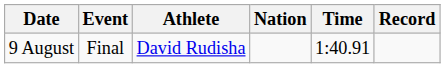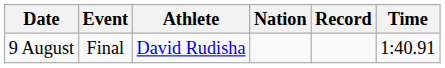columns swapped: (343, 18) <-> (407, 18)
